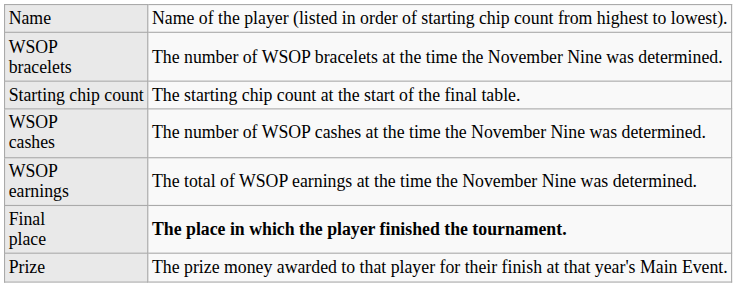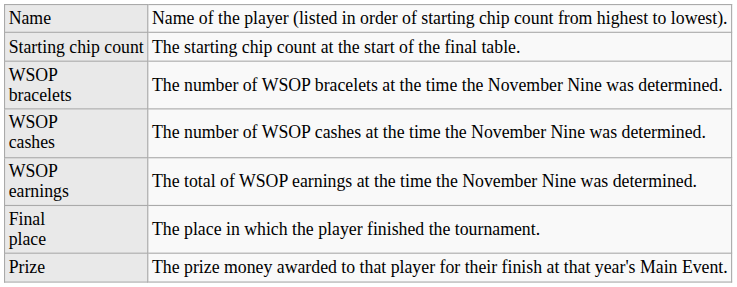rows swapped: (76, 94) <-> (40, 56)
(359, 229) bold -> (346, 229) normal
